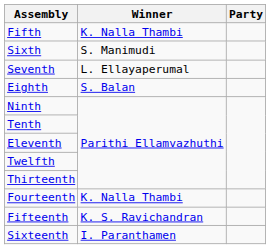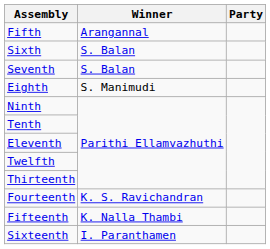(132, 32) K. Nalla Thambi -> (115, 32) Arangannal
(118, 51) S. Manimudi -> (108, 51) S. Balan
(135, 69) L. Ellayaperumal -> (108, 69) S. Balan
(108, 87) S. Balan -> (118, 87) S. Manimudi
(132, 198) K. Nalla Thambi -> (142, 198) K. S. Ravichandran
(142, 216) K. S. Ravichandran -> (132, 216) K. Nalla Thambi
